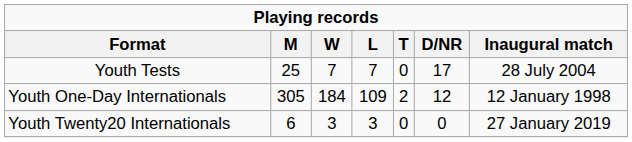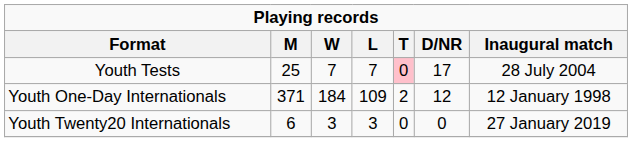(404, 70) no background -> (404, 70) pink background
(291, 96) 305 -> (291, 96) 371
